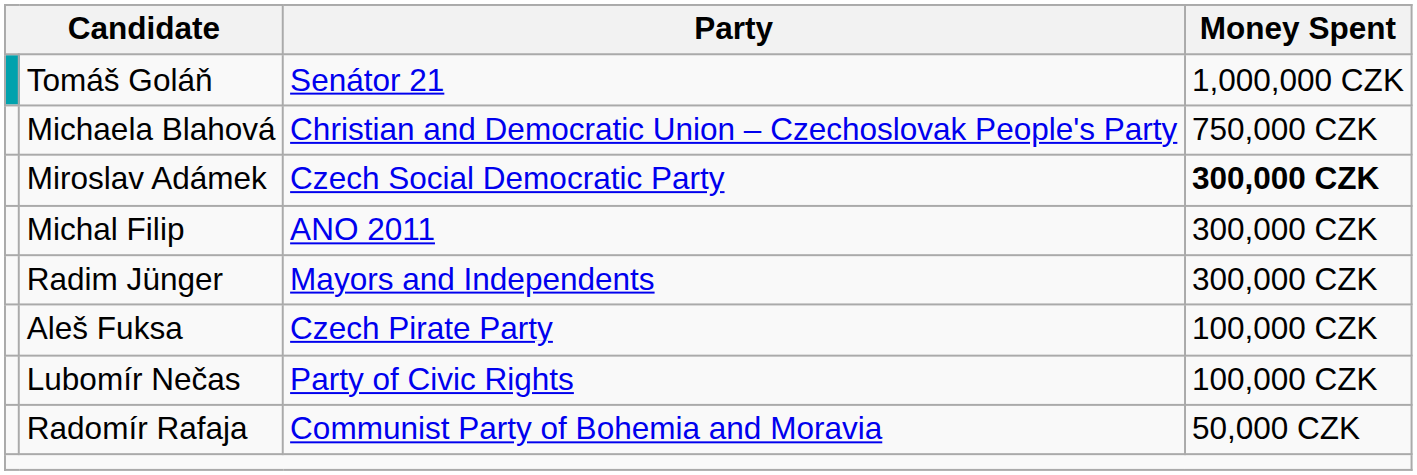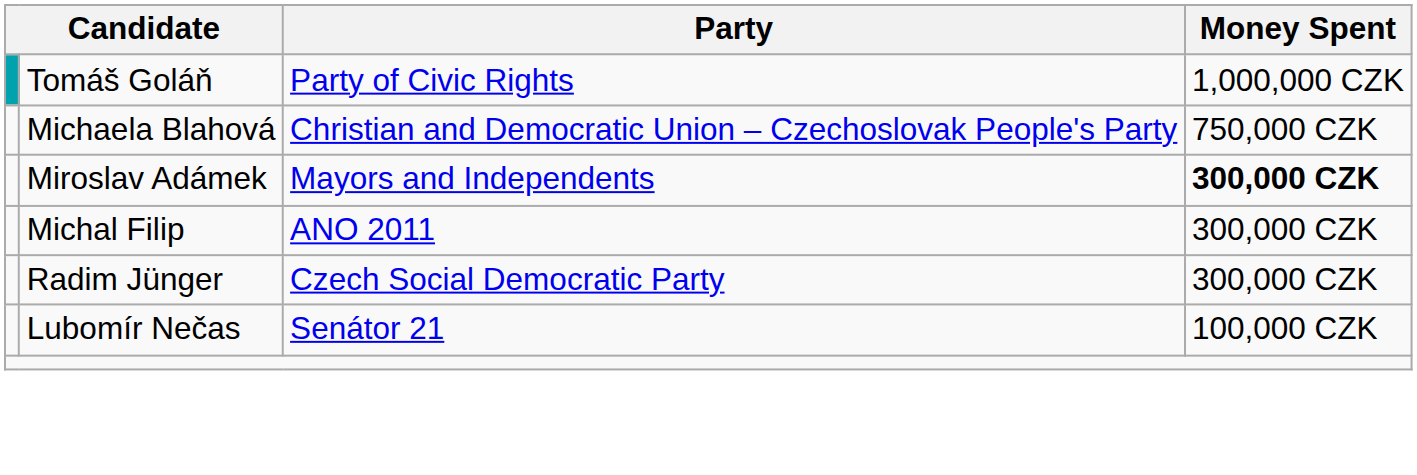(367, 79) Senátor 21 -> (432, 79) Party of Civic Rights
(507, 179) Czech Social Democratic Party -> (472, 179) Mayors and Independents
(472, 279) Mayors and Independents -> (507, 279) Czech Social Democratic Party
- row: (105, 329)
(432, 379) Party of Civic Rights -> (367, 329) Senátor 21
- row: (137, 429)
